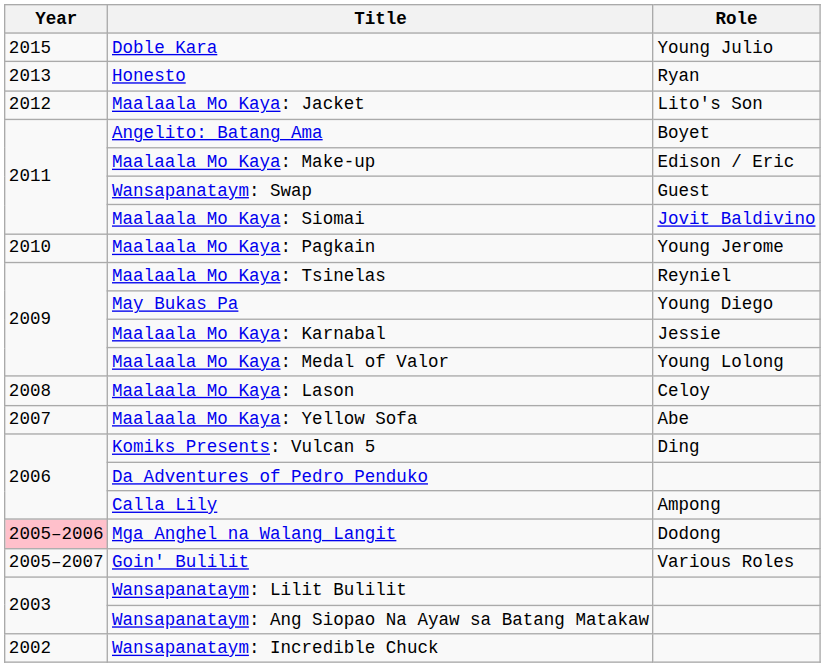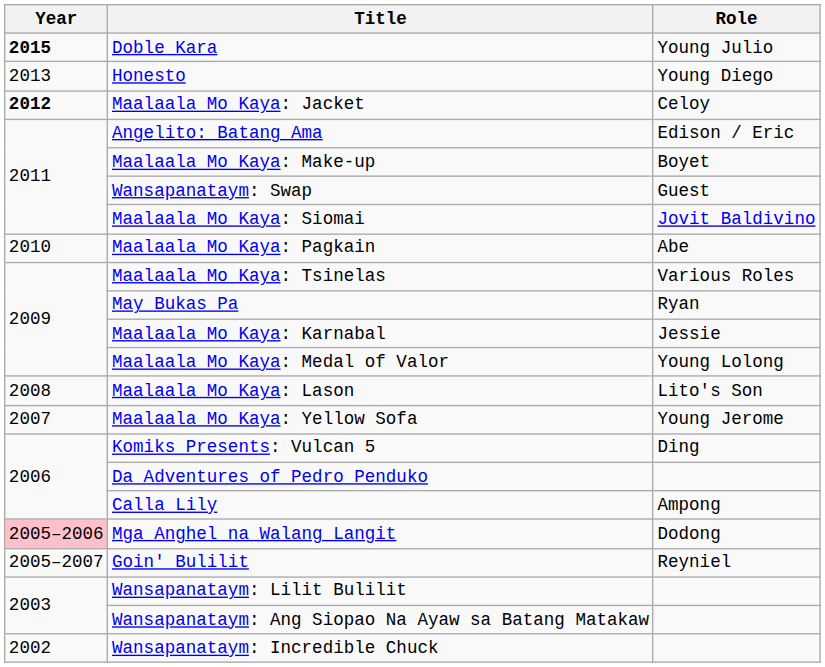(30, 48) normal -> (30, 48) bold
(679, 76) Ryan -> (715, 76) Young Diego
(30, 105) normal -> (30, 105) bold
(710, 105) Lito's Son -> (684, 105) Celoy
(684, 133) Boyet -> (726, 133) Edison / Eric
(726, 162) Edison / Eric -> (684, 162) Boyet
(721, 248) Young Jerome -> (673, 248) Abe
(694, 276) Reyniel -> (726, 276) Various Roles
(715, 305) Young Diego -> (679, 305) Ryan
(684, 391) Celoy -> (710, 391) Lito's Son
(673, 419) Abe -> (721, 419) Young Jerome
(726, 562) Various Roles -> (694, 562) Reyniel
